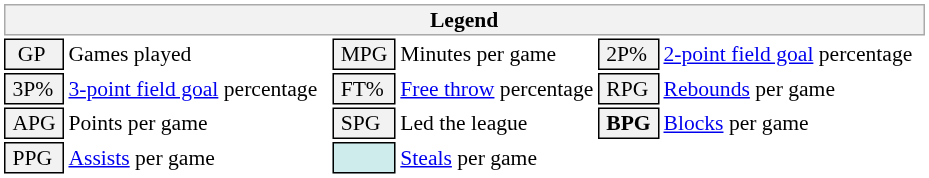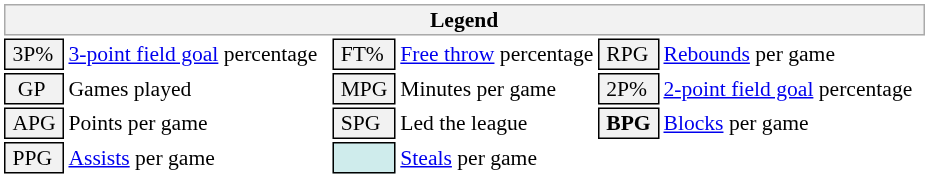rows swapped: (26, 54) <-> (33, 88)
